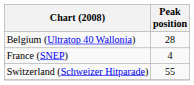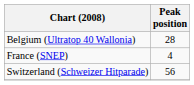(170, 71) 55 -> (170, 71) 56
